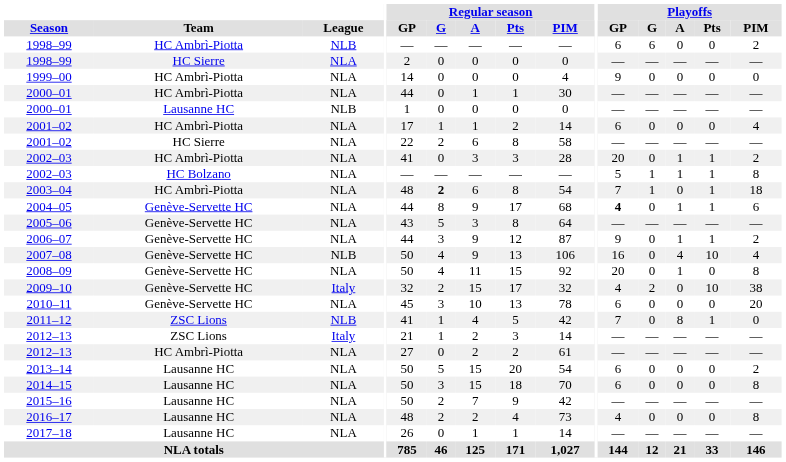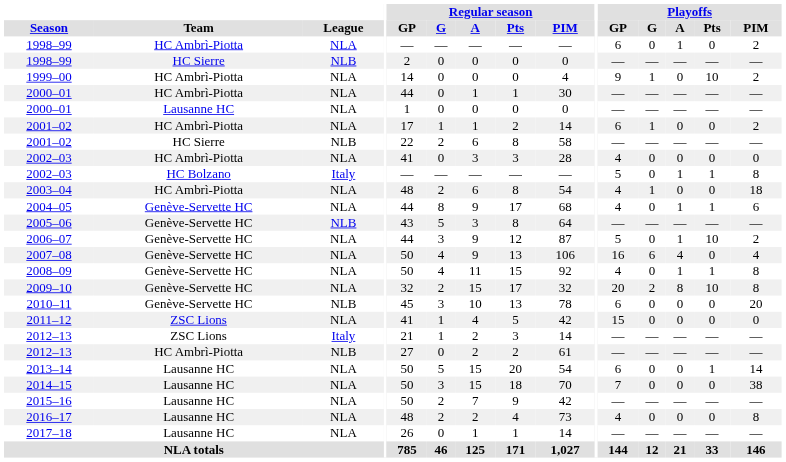(343, 44) NLB -> (343, 44) NLA
(652, 44) 6 -> (652, 44) 0
(680, 44) 0 -> (680, 44) 1
(343, 60) NLA -> (343, 60) NLB
(652, 76) 0 -> (652, 76) 1
(712, 76) 0 -> (712, 76) 10
(756, 76) 0 -> (756, 76) 2
(343, 109) NLB -> (343, 109) NLA
(652, 125) 0 -> (652, 125) 1
(756, 125) 4 -> (756, 125) 2
(343, 141) NLA -> (343, 141) NLB
(618, 157) 20 -> (618, 157) 4
(680, 157) 1 -> (680, 157) 0
(712, 157) 1 -> (712, 157) 0
(756, 157) 2 -> (756, 157) 0
(343, 174) NLA -> (343, 174) Italy
(652, 174) 1 -> (652, 174) 0
(441, 190) bold -> (441, 190) normal
(618, 190) 7 -> (618, 190) 4
(712, 190) 1 -> (712, 190) 0
(618, 206) bold -> (618, 206) normal
(343, 222) NLA -> (343, 222) NLB
(618, 238) 9 -> (618, 238) 5
(712, 238) 1 -> (712, 238) 10
(343, 255) NLB -> (343, 255) NLA
(652, 255) 0 -> (652, 255) 6
(712, 255) 10 -> (712, 255) 0
(618, 271) 20 -> (618, 271) 4
(712, 271) 0 -> (712, 271) 1
(343, 287) Italy -> (343, 287) NLA
(618, 287) 4 -> (618, 287) 20
(680, 287) 0 -> (680, 287) 8
(756, 287) 38 -> (756, 287) 8
(343, 303) NLA -> (343, 303) NLB
(343, 319) NLB -> (343, 319) NLA
(618, 319) 7 -> (618, 319) 15
(680, 319) 8 -> (680, 319) 0
(712, 319) 1 -> (712, 319) 0
(343, 352) NLA -> (343, 352) NLB
(712, 368) 0 -> (712, 368) 1
(756, 368) 2 -> (756, 368) 14
(618, 384) 6 -> (618, 384) 7
(756, 384) 8 -> (756, 384) 38
